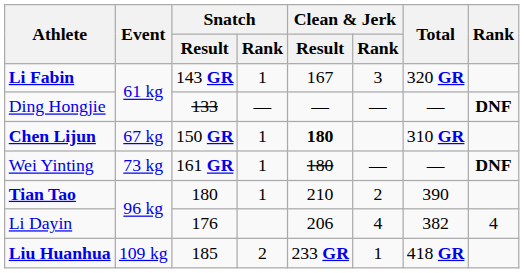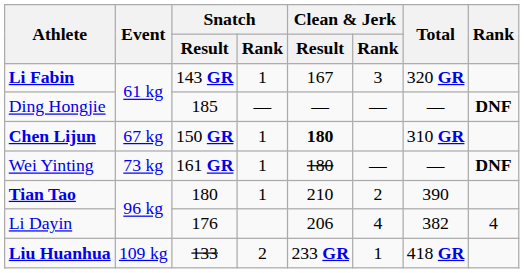(205, 107) 133 -> (205, 107) 185
(205, 253) 185 -> (205, 253) 133
